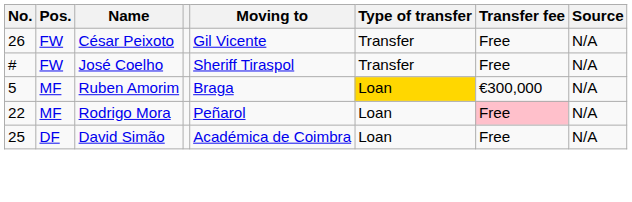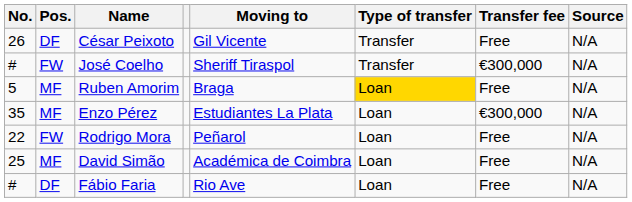(51, 40) FW -> (50, 40) DF
(495, 64) Free -> (511, 64) €300,000
(511, 88) €300,000 -> (495, 88) Free
+ row: (118, 112)
(50, 112) MF -> (51, 137) FW
(495, 112) pink background -> (495, 137) no background
(50, 137) DF -> (50, 161) MF
+ row: (117, 185)
